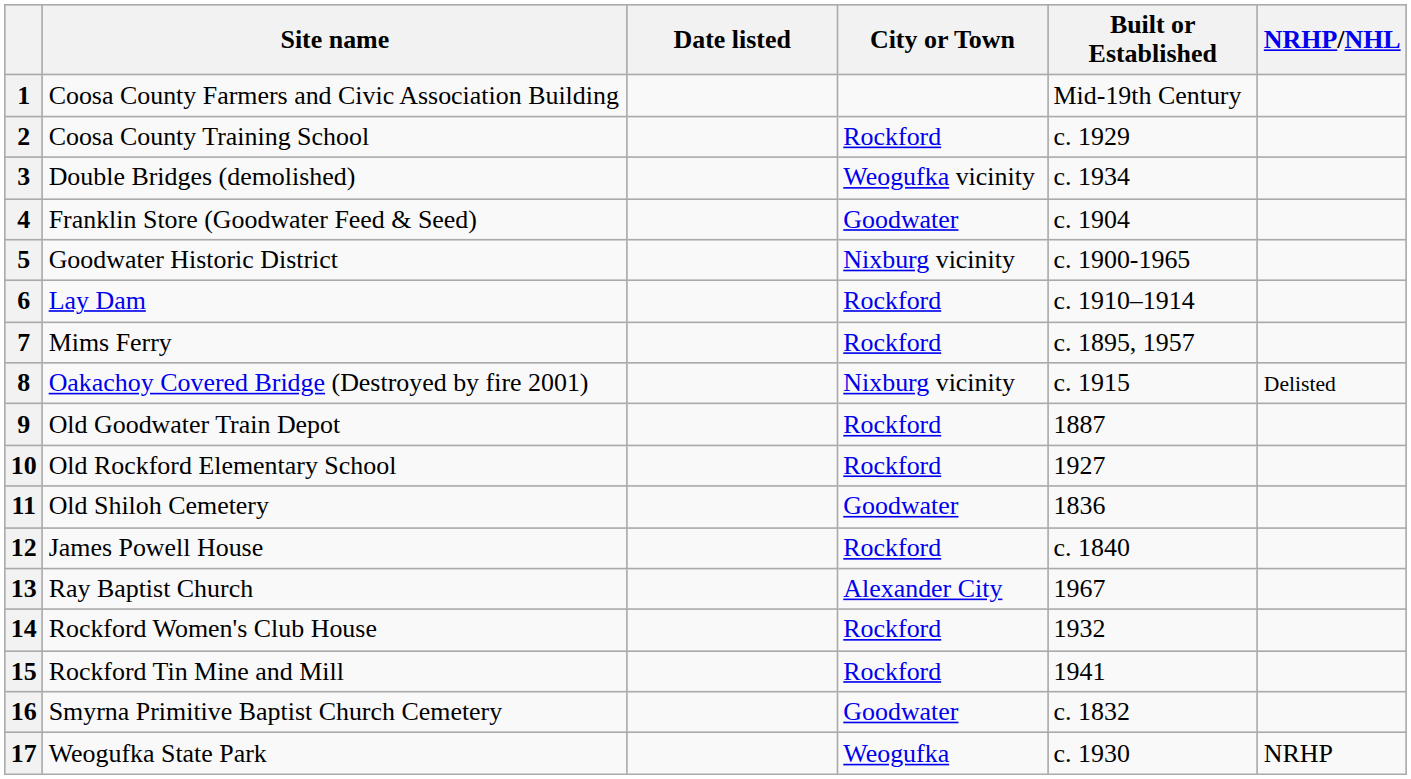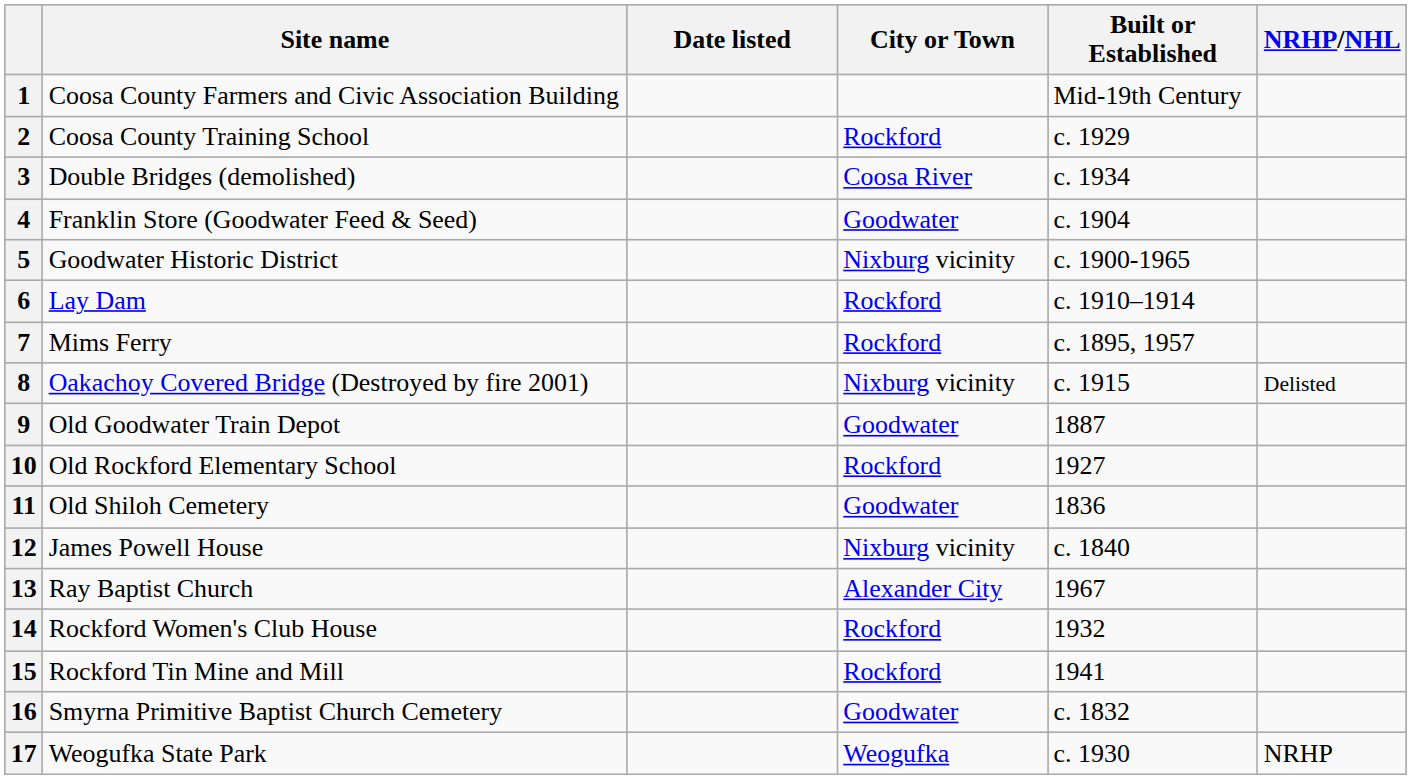(939, 177) Weogufka vicinity -> (908, 177) Coosa River
(892, 424) Rockford -> (901, 424) Goodwater
(892, 547) Rockford -> (929, 547) Nixburg vicinity
